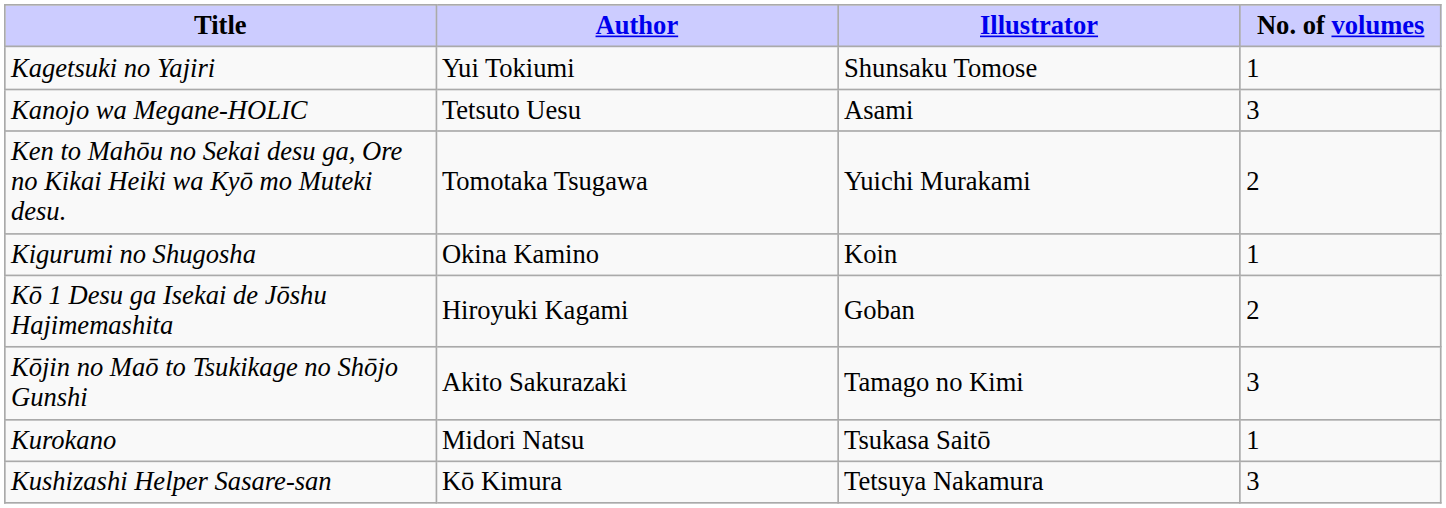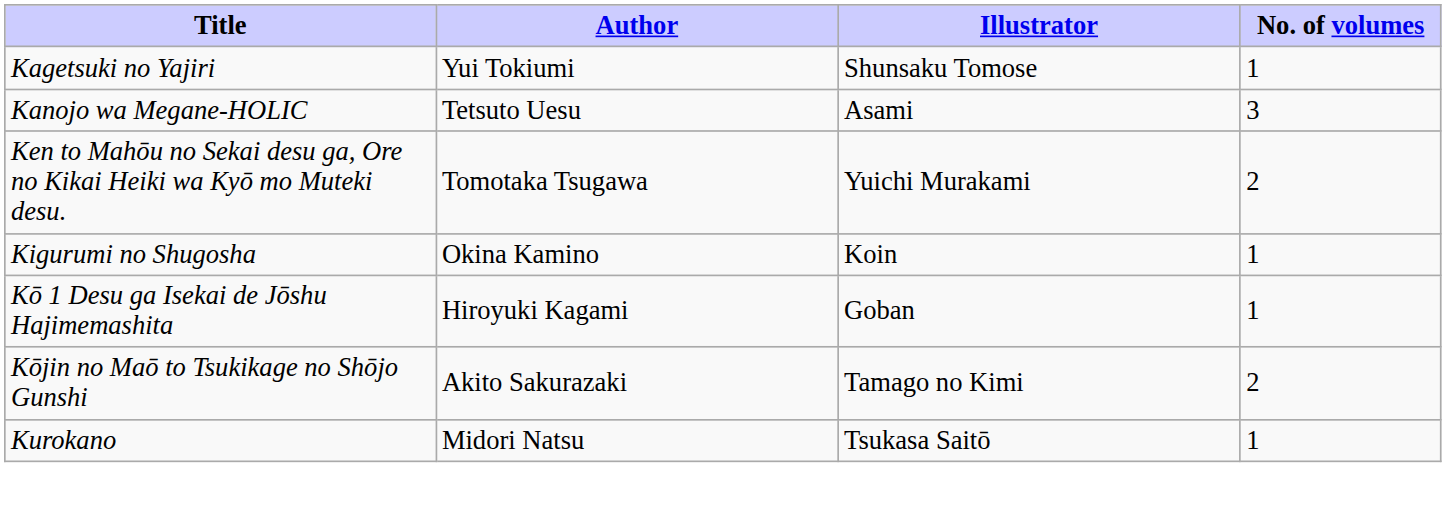(1253, 310) 2 -> (1253, 310) 1
(1253, 382) 3 -> (1253, 382) 2
- row: (171, 482)
